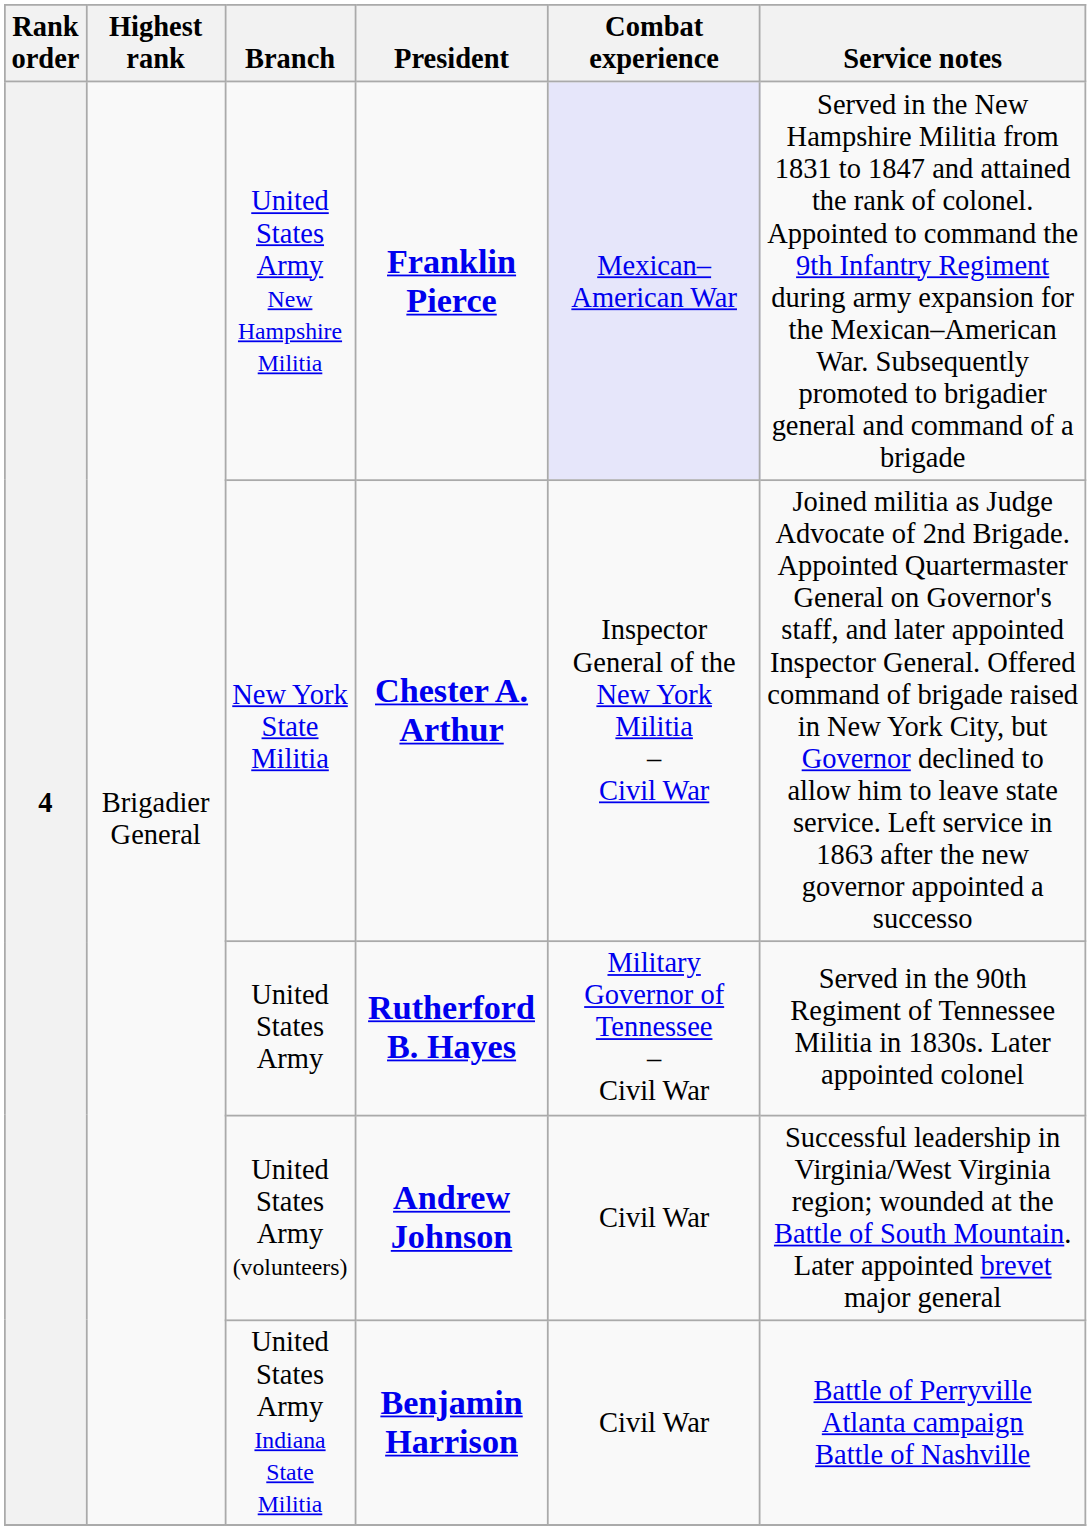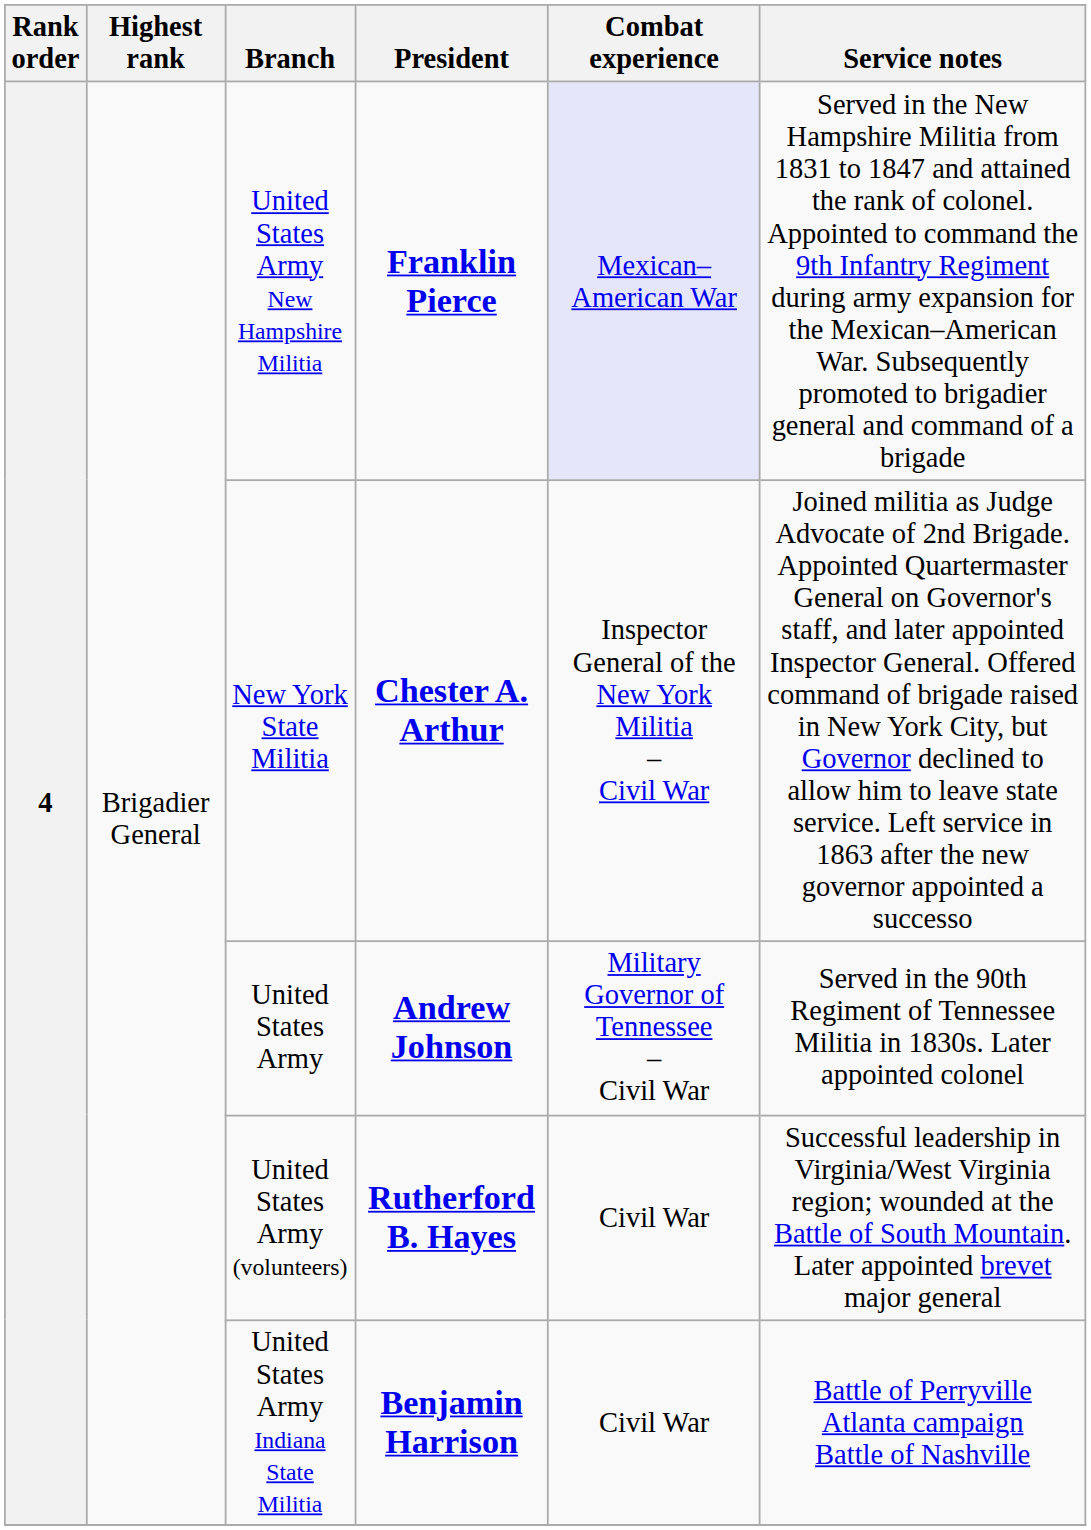(452, 1027) Rutherford B. Hayes -> (452, 1027) Andrew Johnson
(452, 1217) Andrew Johnson -> (452, 1217) Rutherford B. Hayes
